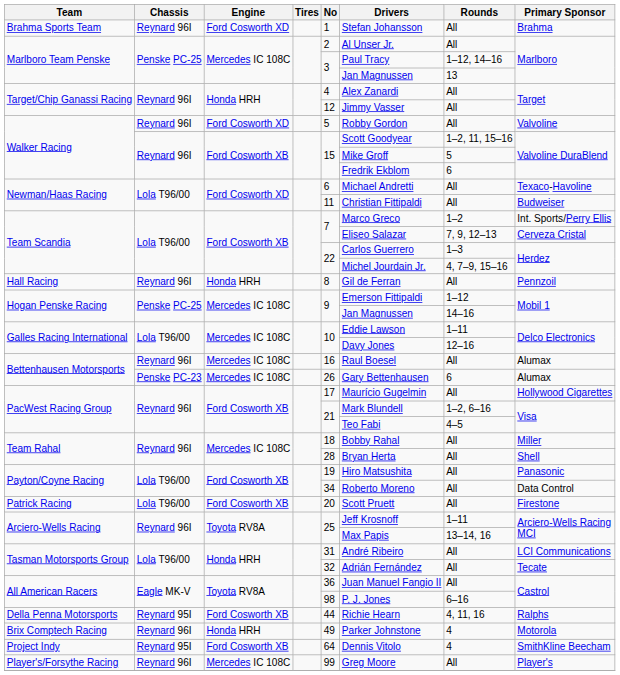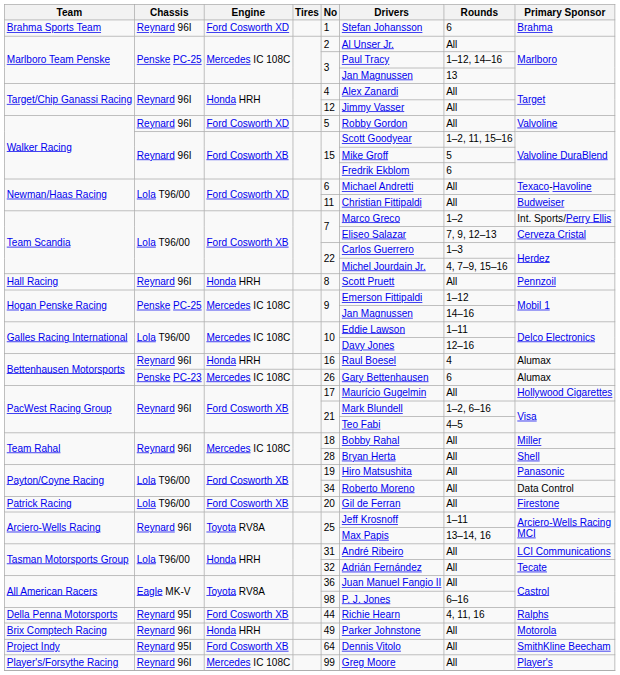(452, 28) All -> (449, 28) 6
(371, 282) Gil de Ferran -> (368, 282) Scott Pruett
(248, 361) Mercedes IC 108C -> (234, 361) Honda HRH
(452, 361) All -> (449, 361) 4
(368, 504) Scott Pruett -> (371, 504) Gil de Ferran
(449, 631) 4 -> (452, 631) All
(449, 646) 4 -> (452, 646) All
